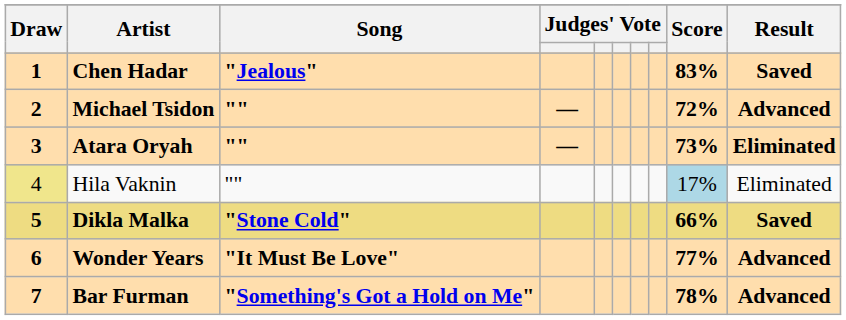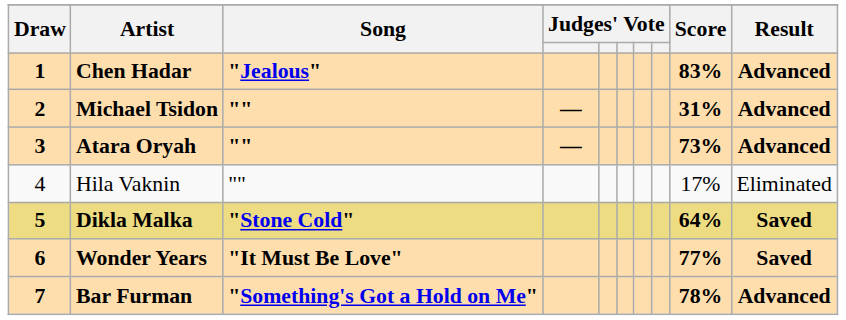(784, 71) Saved -> (784, 71) Advanced
(697, 109) 72% -> (701, 109) 31%
(784, 146) Eliminated -> (784, 146) Advanced
(36, 184) khaki background -> (40, 184) no background
(697, 184) lightblue background -> (701, 184) no background
(697, 221) 66% -> (701, 221) 64%
(784, 258) Advanced -> (784, 258) Saved
